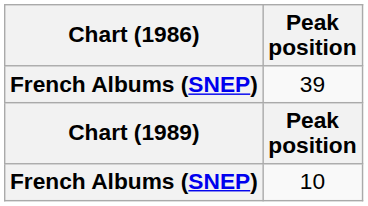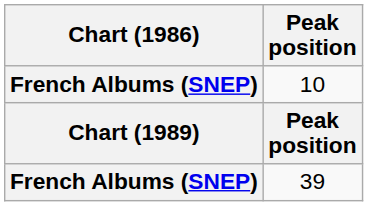rows swapped: (312, 181) <-> (312, 84)
